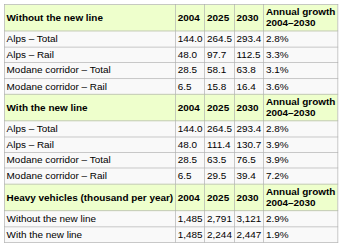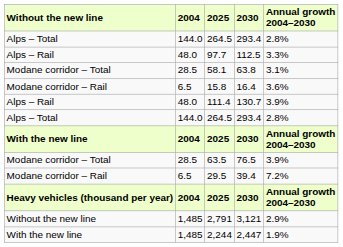rows swapped: (47, 107) <-> (30, 144)
